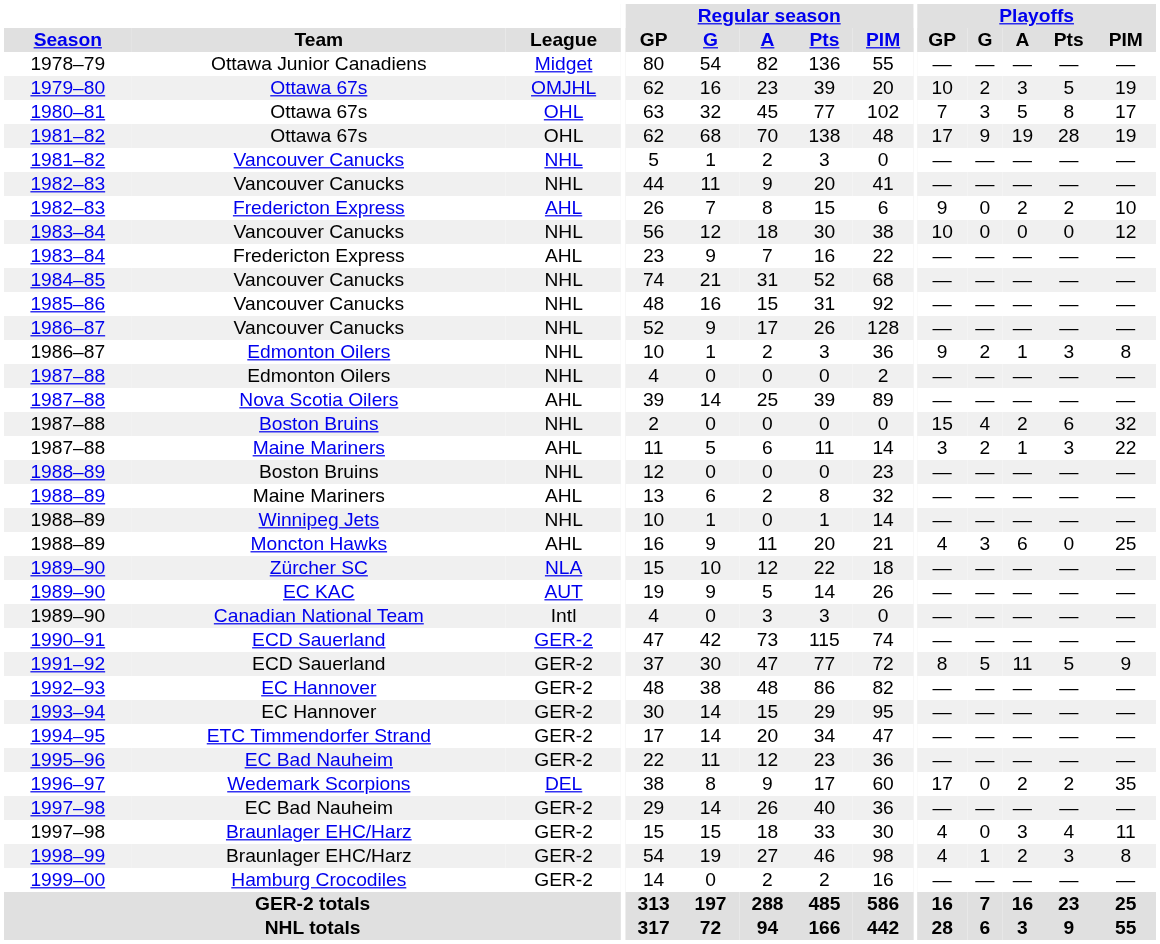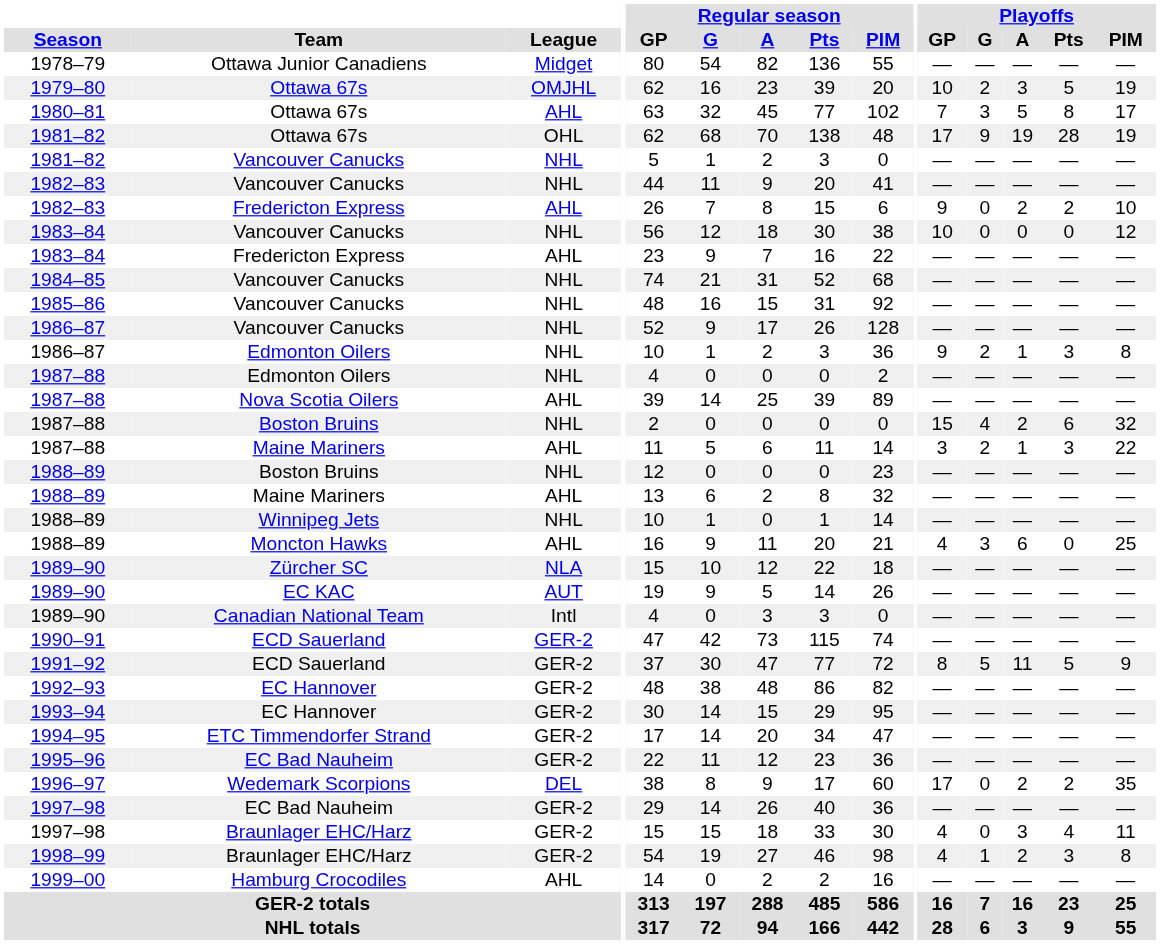(564, 111) OHL -> (564, 111) AHL
(564, 879) GER-2 -> (564, 879) AHL
